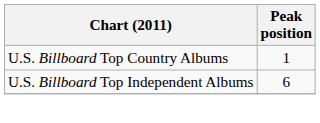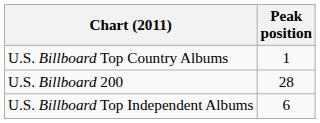+ row: (66, 81)
